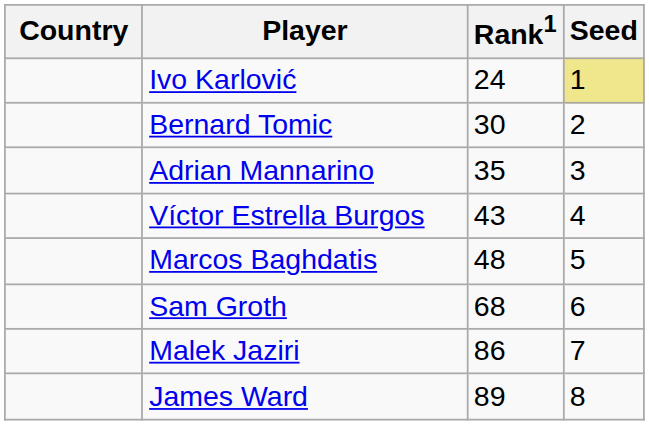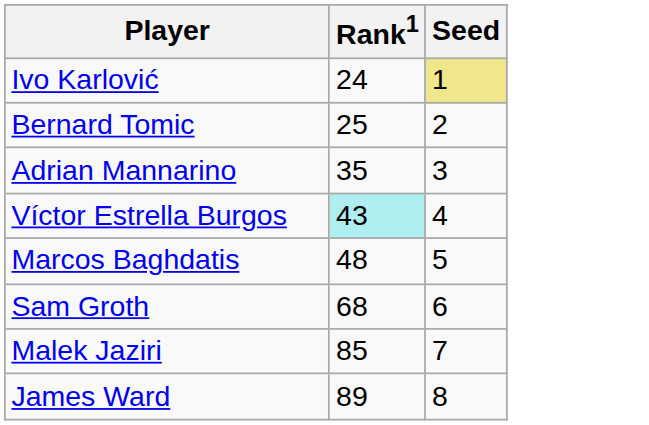- column: (74, 30)
(490, 125) 30 -> (352, 125) 25
(490, 215) no background -> (352, 215) paleturquoise background
(490, 350) 86 -> (352, 350) 85
